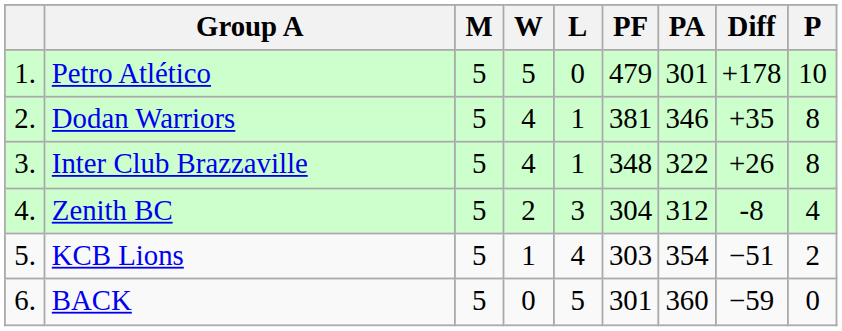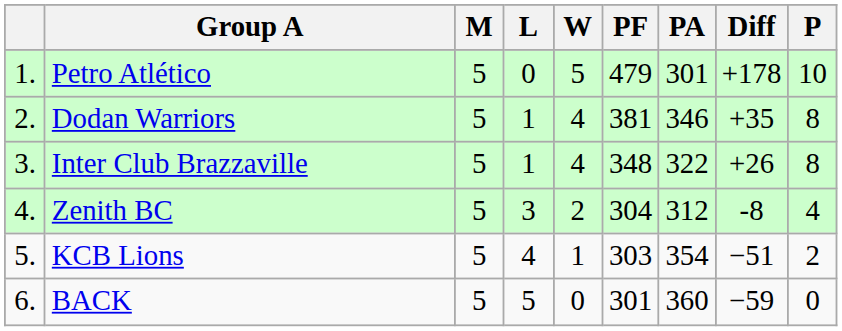columns swapped: (528, 27) <-> (578, 27)
